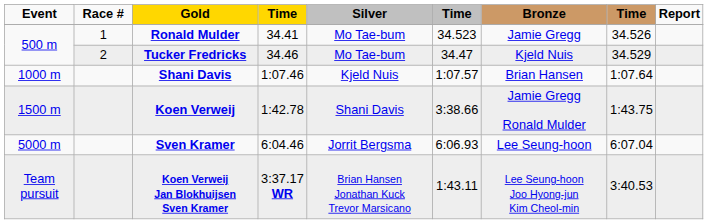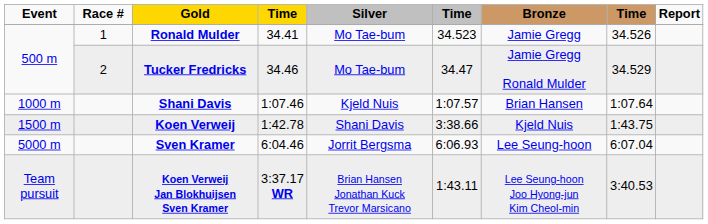(544, 55) Kjeld Nuis -> (544, 69) Jamie Gregg Ronald Mulder
(544, 110) Jamie Gregg Ronald Mulder -> (544, 124) Kjeld Nuis
